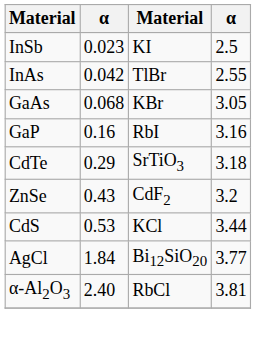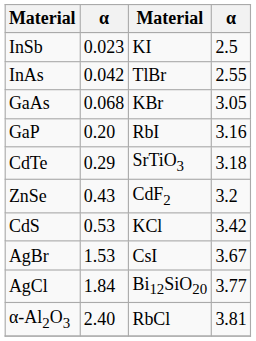(100, 132) 0.16 -> (100, 132) 0.20
(231, 227) 3.44 -> (231, 227) 3.42
+ row: (29, 255)
